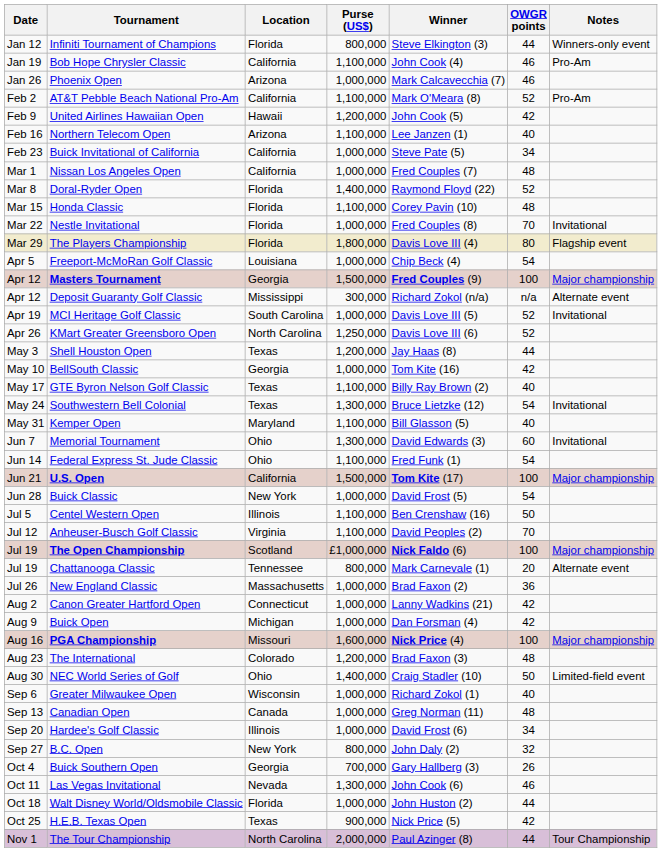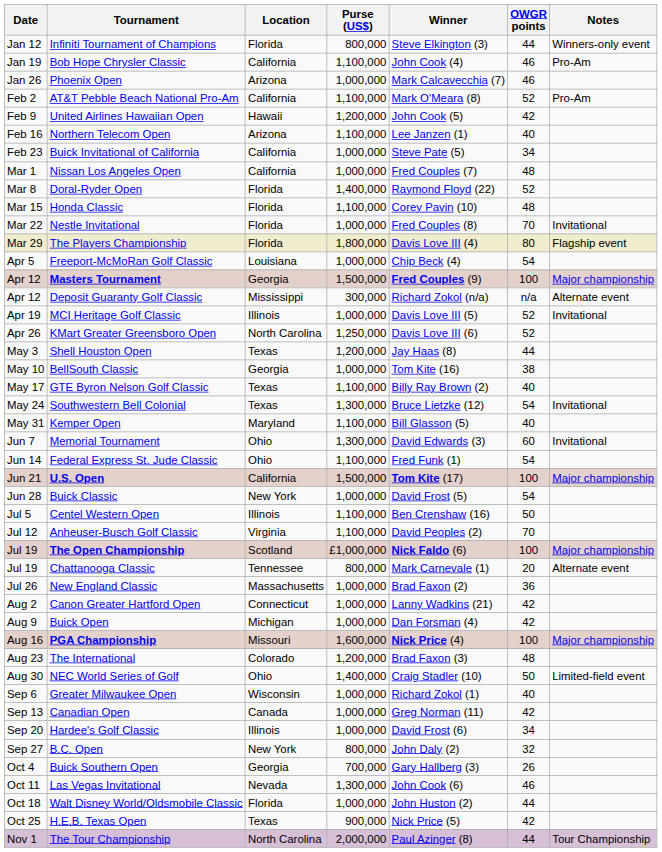(286, 315) South Carolina -> (264, 315) Illinois
(529, 369) 42 -> (529, 369) 38
(529, 712) 48 -> (529, 712) 42
